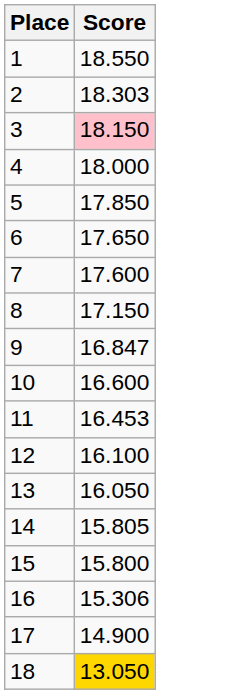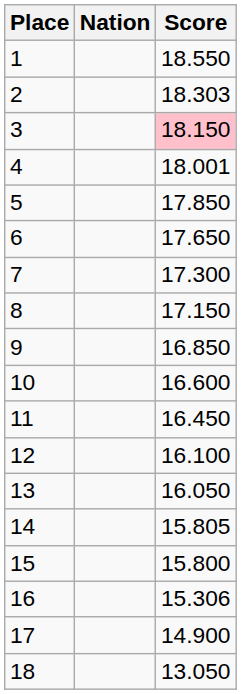+ column: (115, 22)
(115, 166) 18.000 -> (196, 166) 18.001
(115, 274) 17.600 -> (196, 274) 17.300
(115, 346) 16.847 -> (196, 346) 16.850
(115, 418) 16.453 -> (196, 418) 16.450
(115, 671) gold background -> (196, 671) no background
